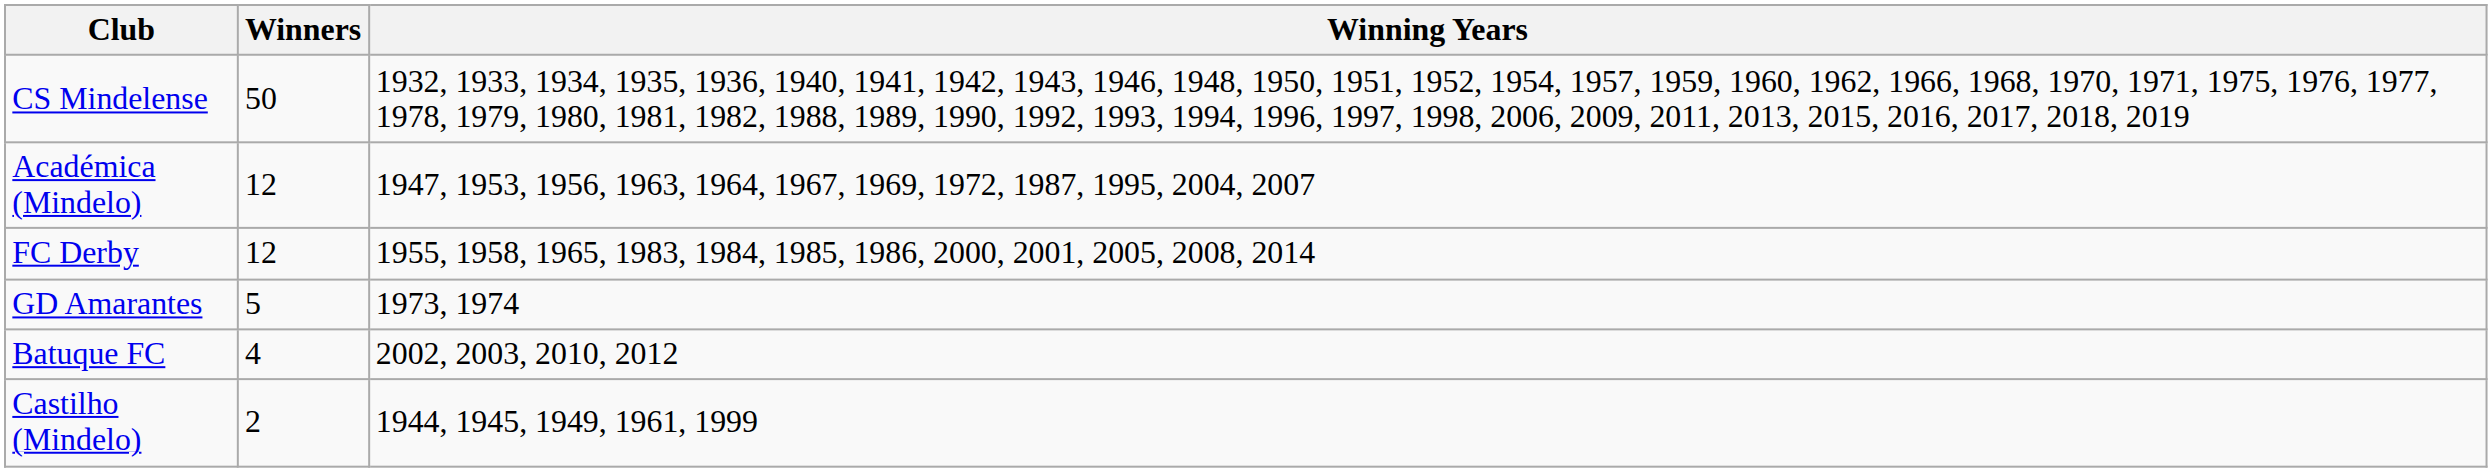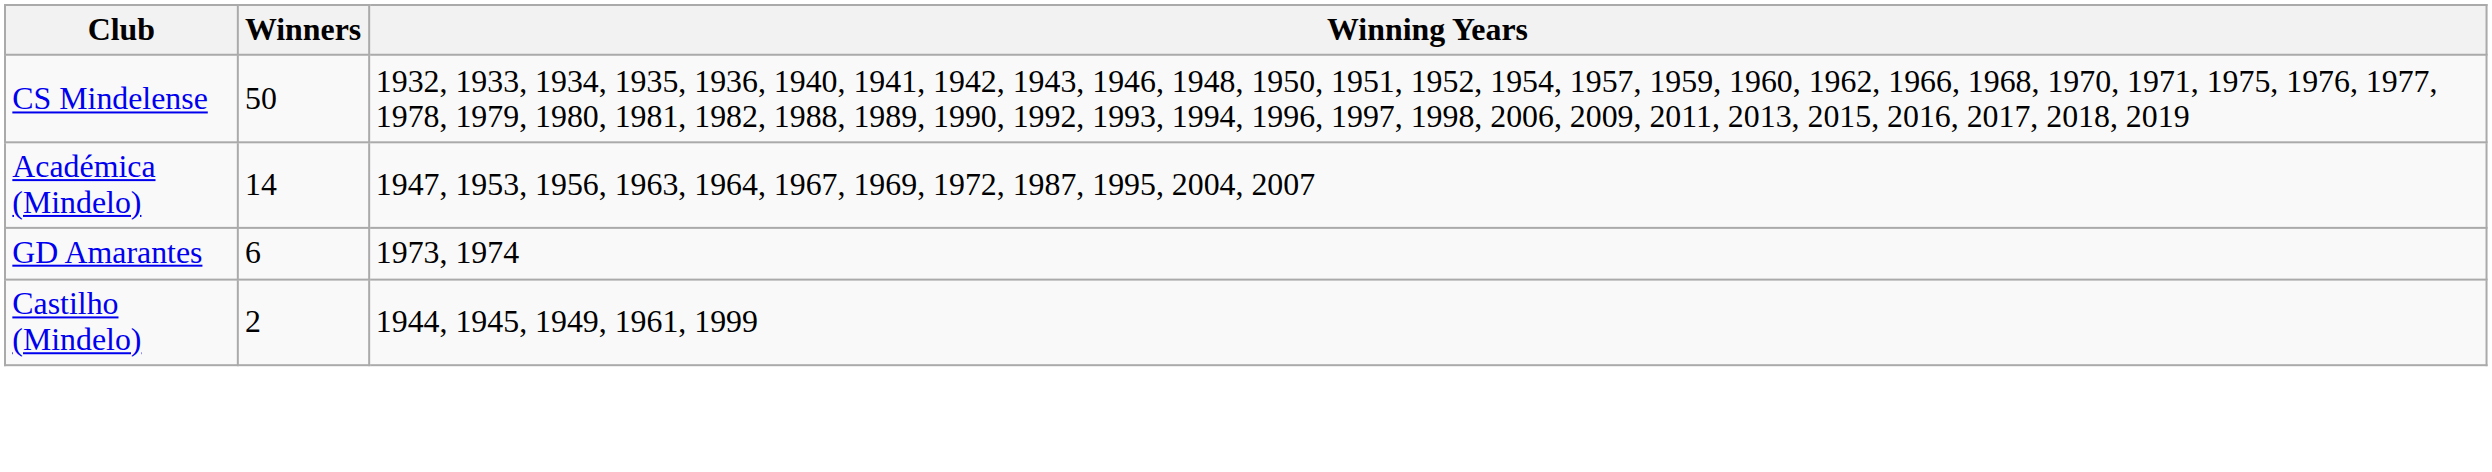(261, 184) 12 -> (261, 184) 14
- row: (76, 252)
(253, 303) 5 -> (253, 252) 6
- row: (89, 353)
